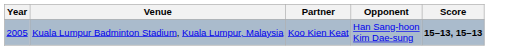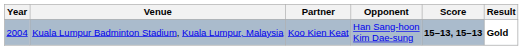+ column: (501, 12)
(17, 33) 2005 -> (17, 33) 2004
